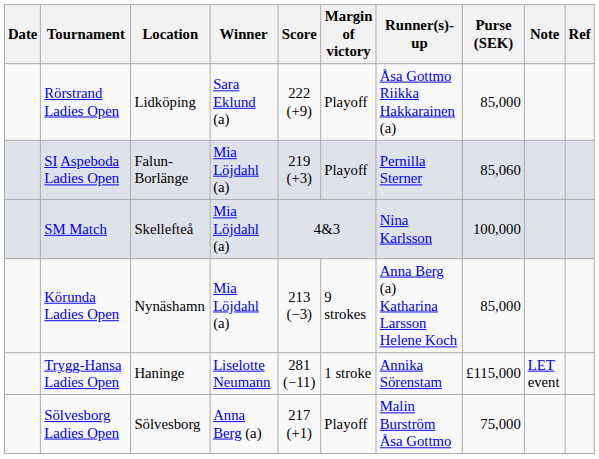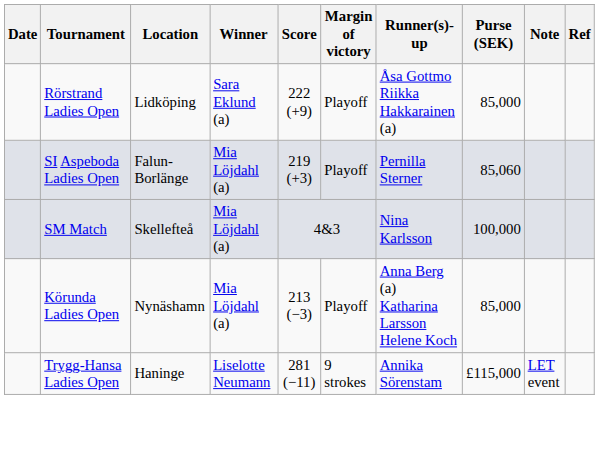(345, 306) 9 strokes -> (346, 306) Playoff
(348, 374) 1 stroke -> (345, 374) 9 strokes
- row: (82, 424)
